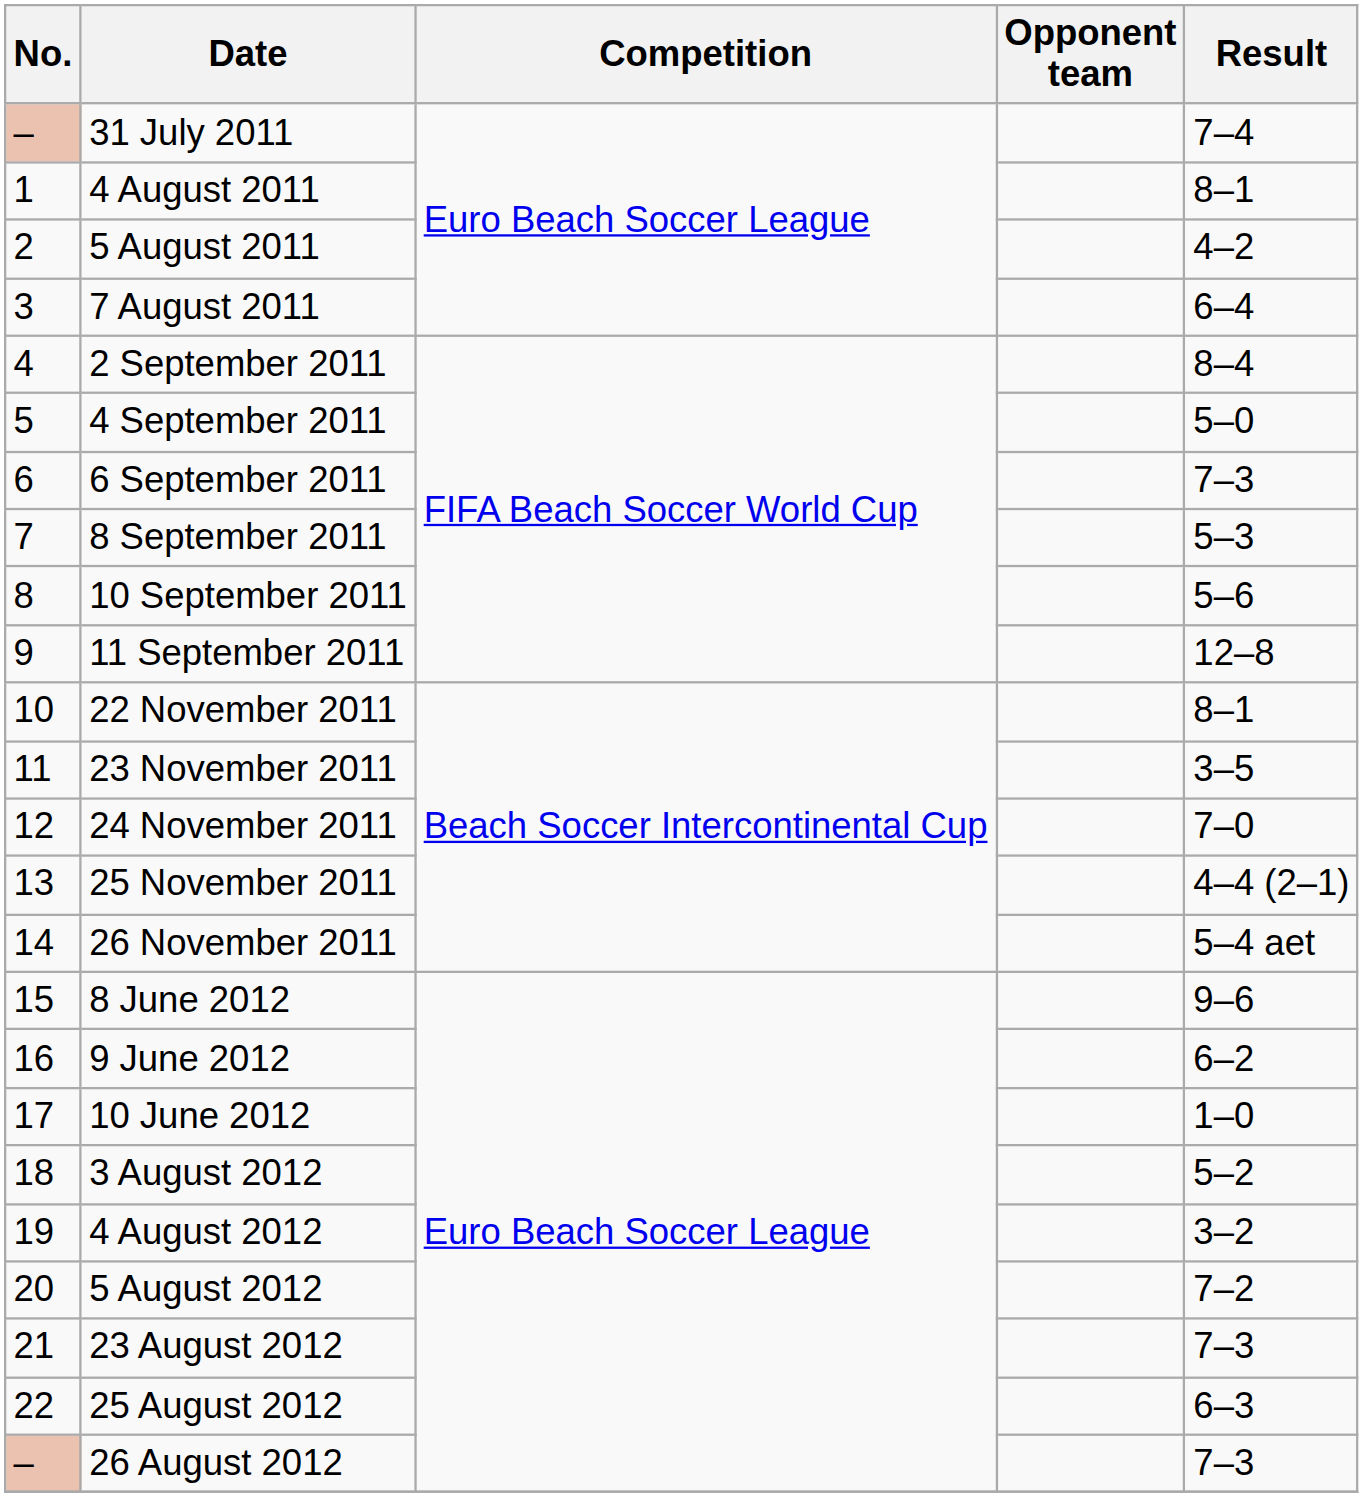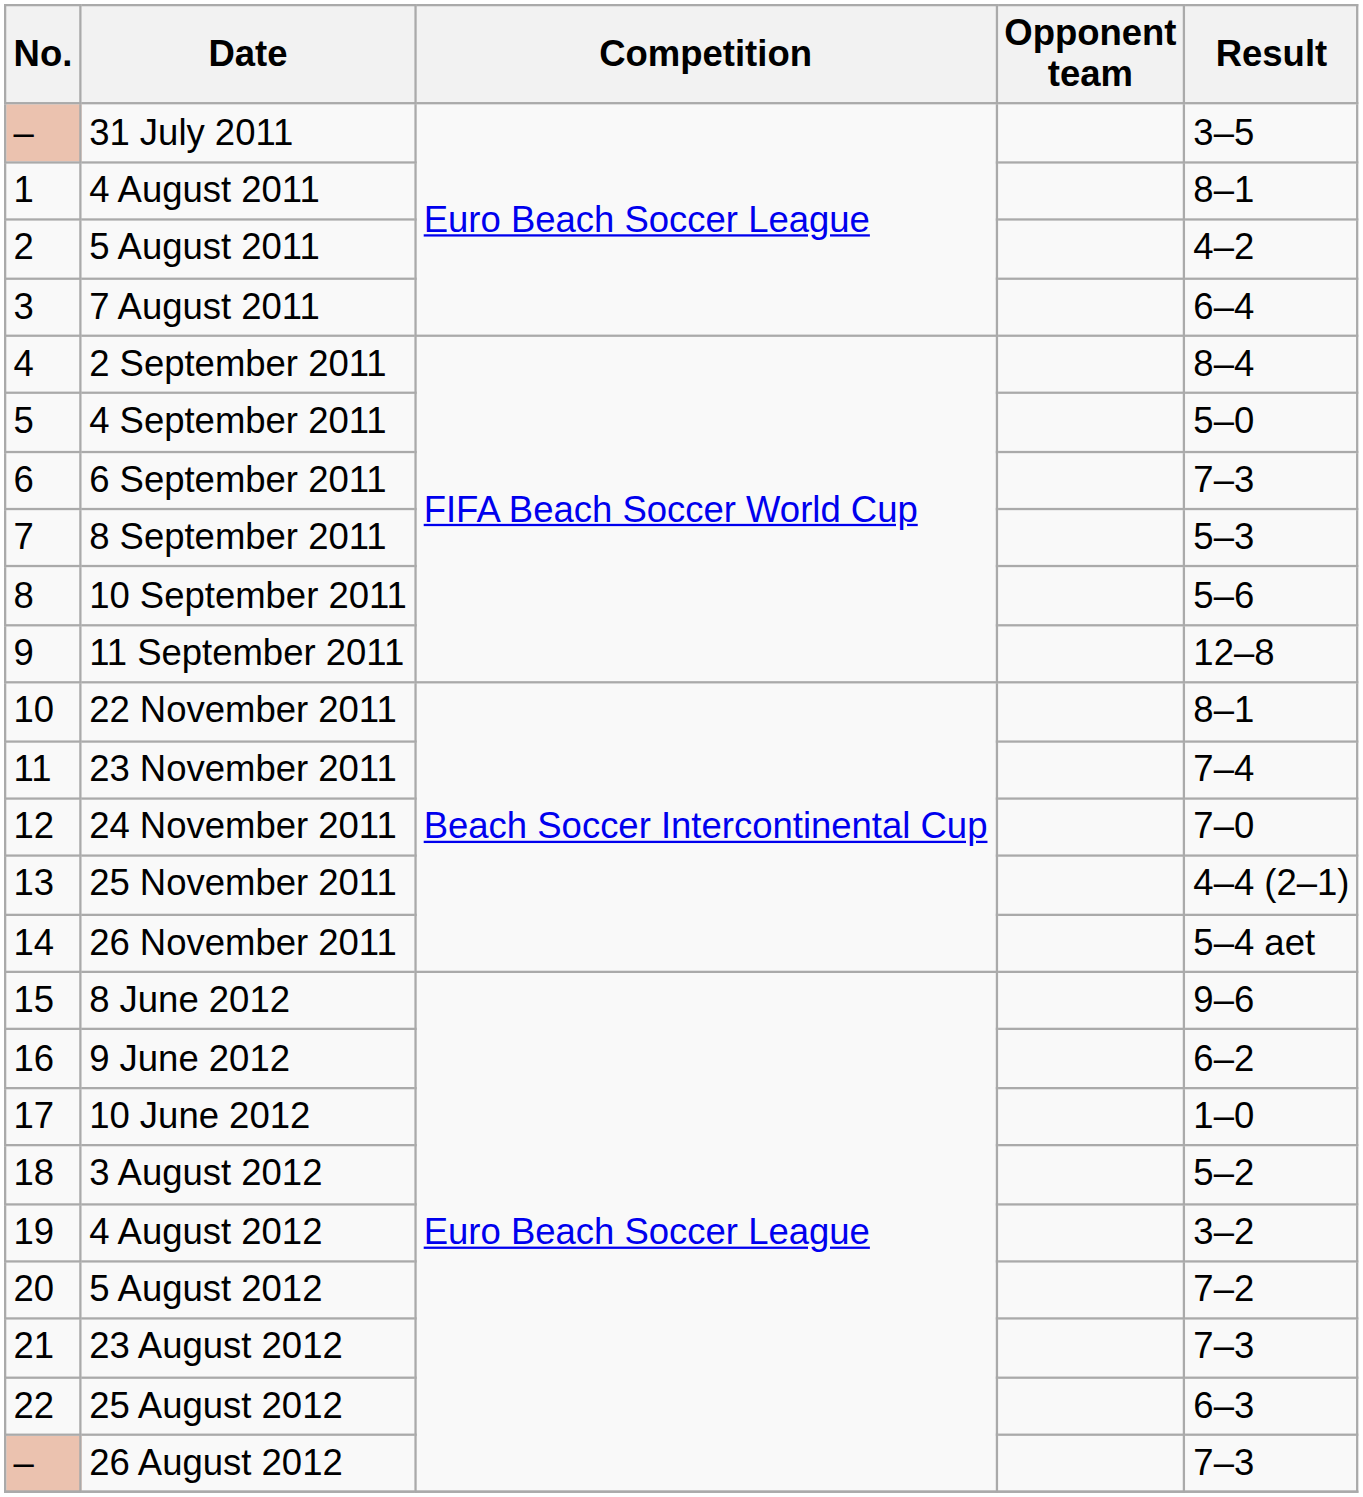(1224, 132) 7–4 -> (1224, 132) 3–5
(1224, 768) 3–5 -> (1224, 768) 7–4
